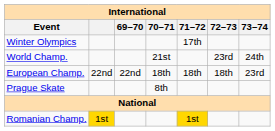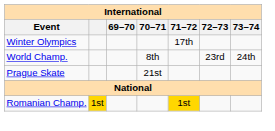(161, 57) 21st -> (153, 57) 8th
- row: (45, 73)
(161, 88) 8th -> (153, 73) 21st
